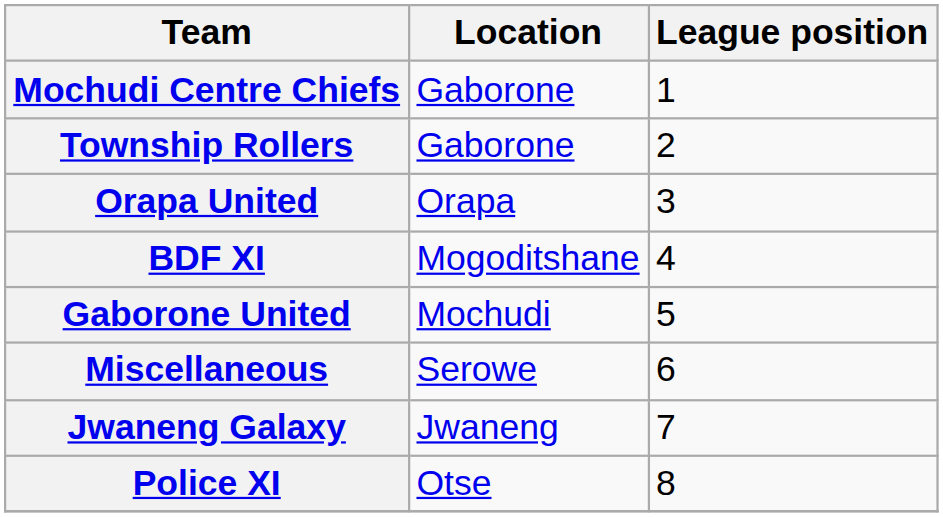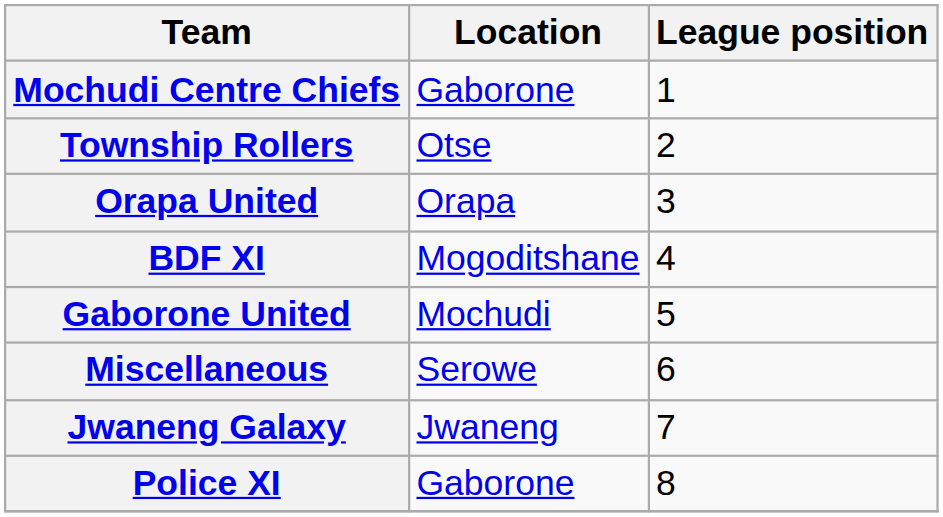(495, 145) Gaborone -> (454, 145) Otse
(454, 483) Otse -> (495, 483) Gaborone
